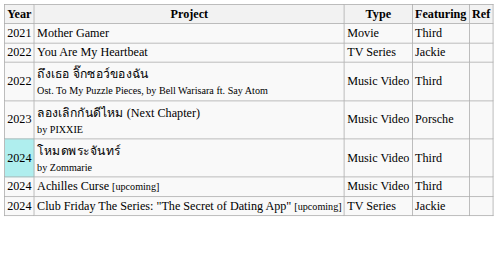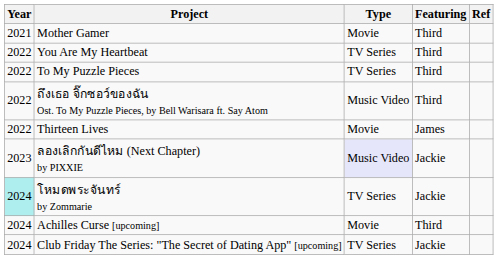(430, 52) Jackie -> (429, 52) Third
+ row: (88, 71)
+ row: (73, 129)
(378, 119) no background -> (378, 158) lavender background
(434, 119) Porsche -> (430, 158) Jackie
(378, 158) Music Video -> (372, 196) TV Series
(429, 158) Third -> (430, 196) Jackie
(378, 186) Music Video -> (363, 225) Movie
